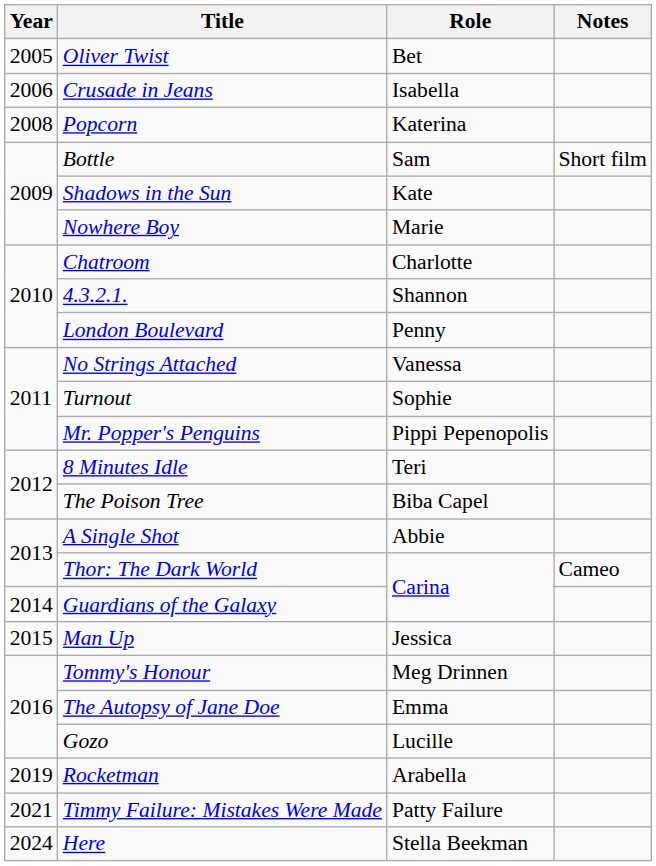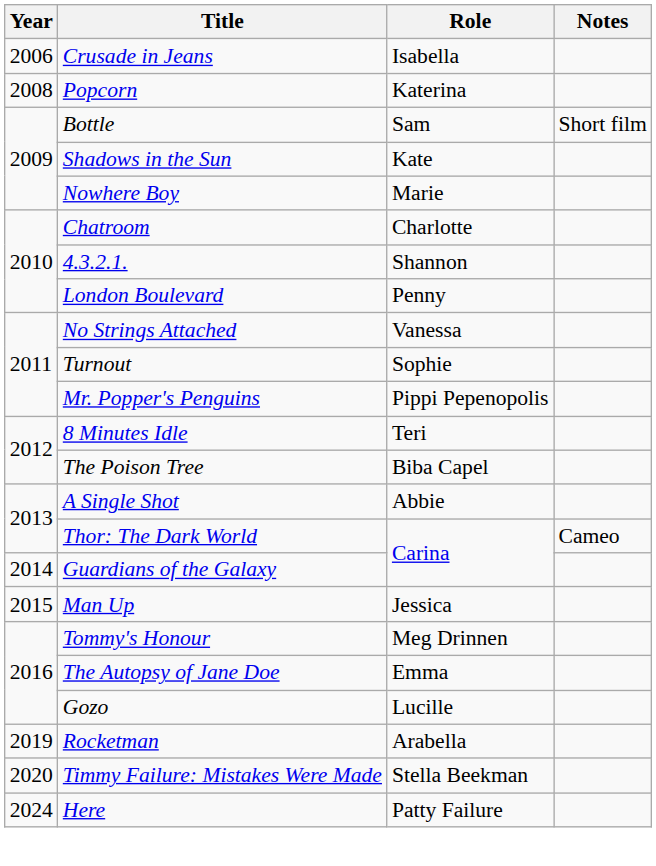- row: (116, 55)
(31, 809) 2021 -> (31, 775) 2020
(447, 809) Patty Failure -> (460, 775) Stella Beekman
(460, 843) Stella Beekman -> (447, 809) Patty Failure
